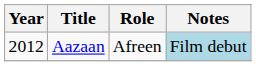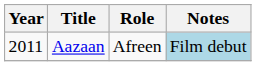(26, 46) 2012 -> (26, 46) 2011
